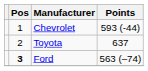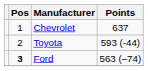(120, 28) 593 (-44) -> (120, 28) 637
(120, 43) 637 -> (120, 43) 593 (-44)
